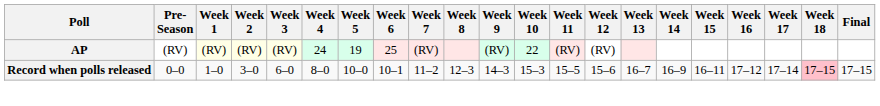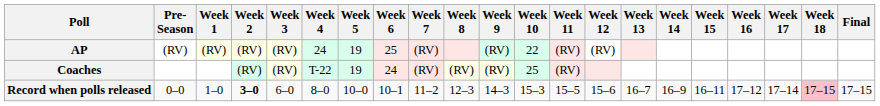+ row: (79, 70)
(249, 70) normal -> (249, 90) bold
